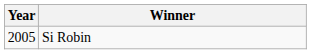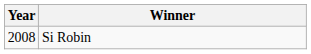(22, 37) 2005 -> (22, 37) 2008
